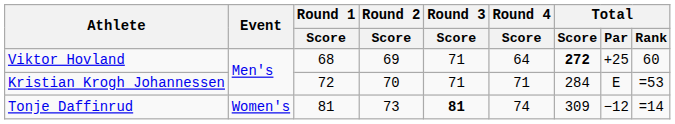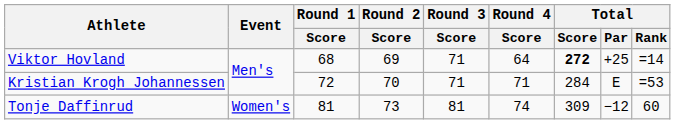(651, 60) 60 -> (651, 60) =14
(456, 107) bold -> (456, 107) normal
(651, 107) =14 -> (651, 107) 60
